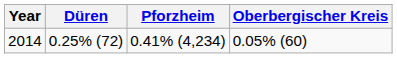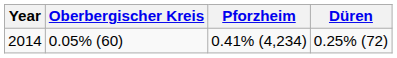columns swapped: (86, 16) <-> (310, 16)
